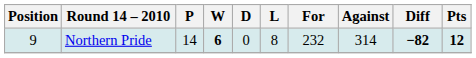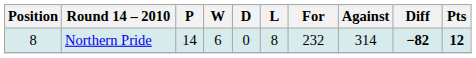(33, 40) 9 -> (33, 40) 8
(218, 40) bold -> (218, 40) normal
